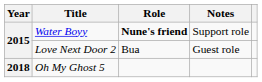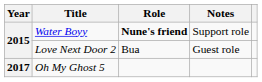(18, 67) 2018 -> (18, 67) 2017
